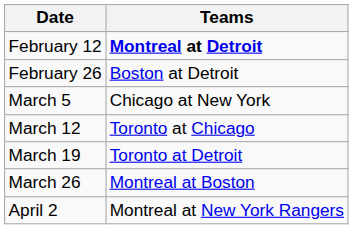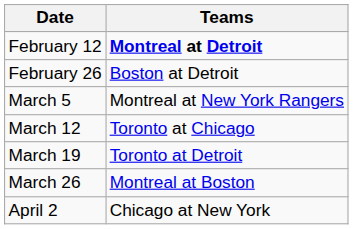(190, 100) Chicago at New York -> (227, 100) Montreal at New York Rangers
(227, 210) Montreal at New York Rangers -> (190, 210) Chicago at New York
